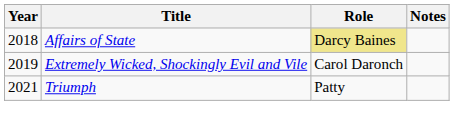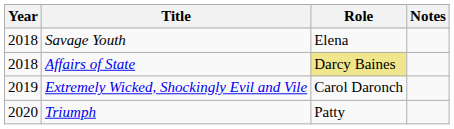+ row: (85, 40)
(23, 87) 2021 -> (23, 111) 2020
